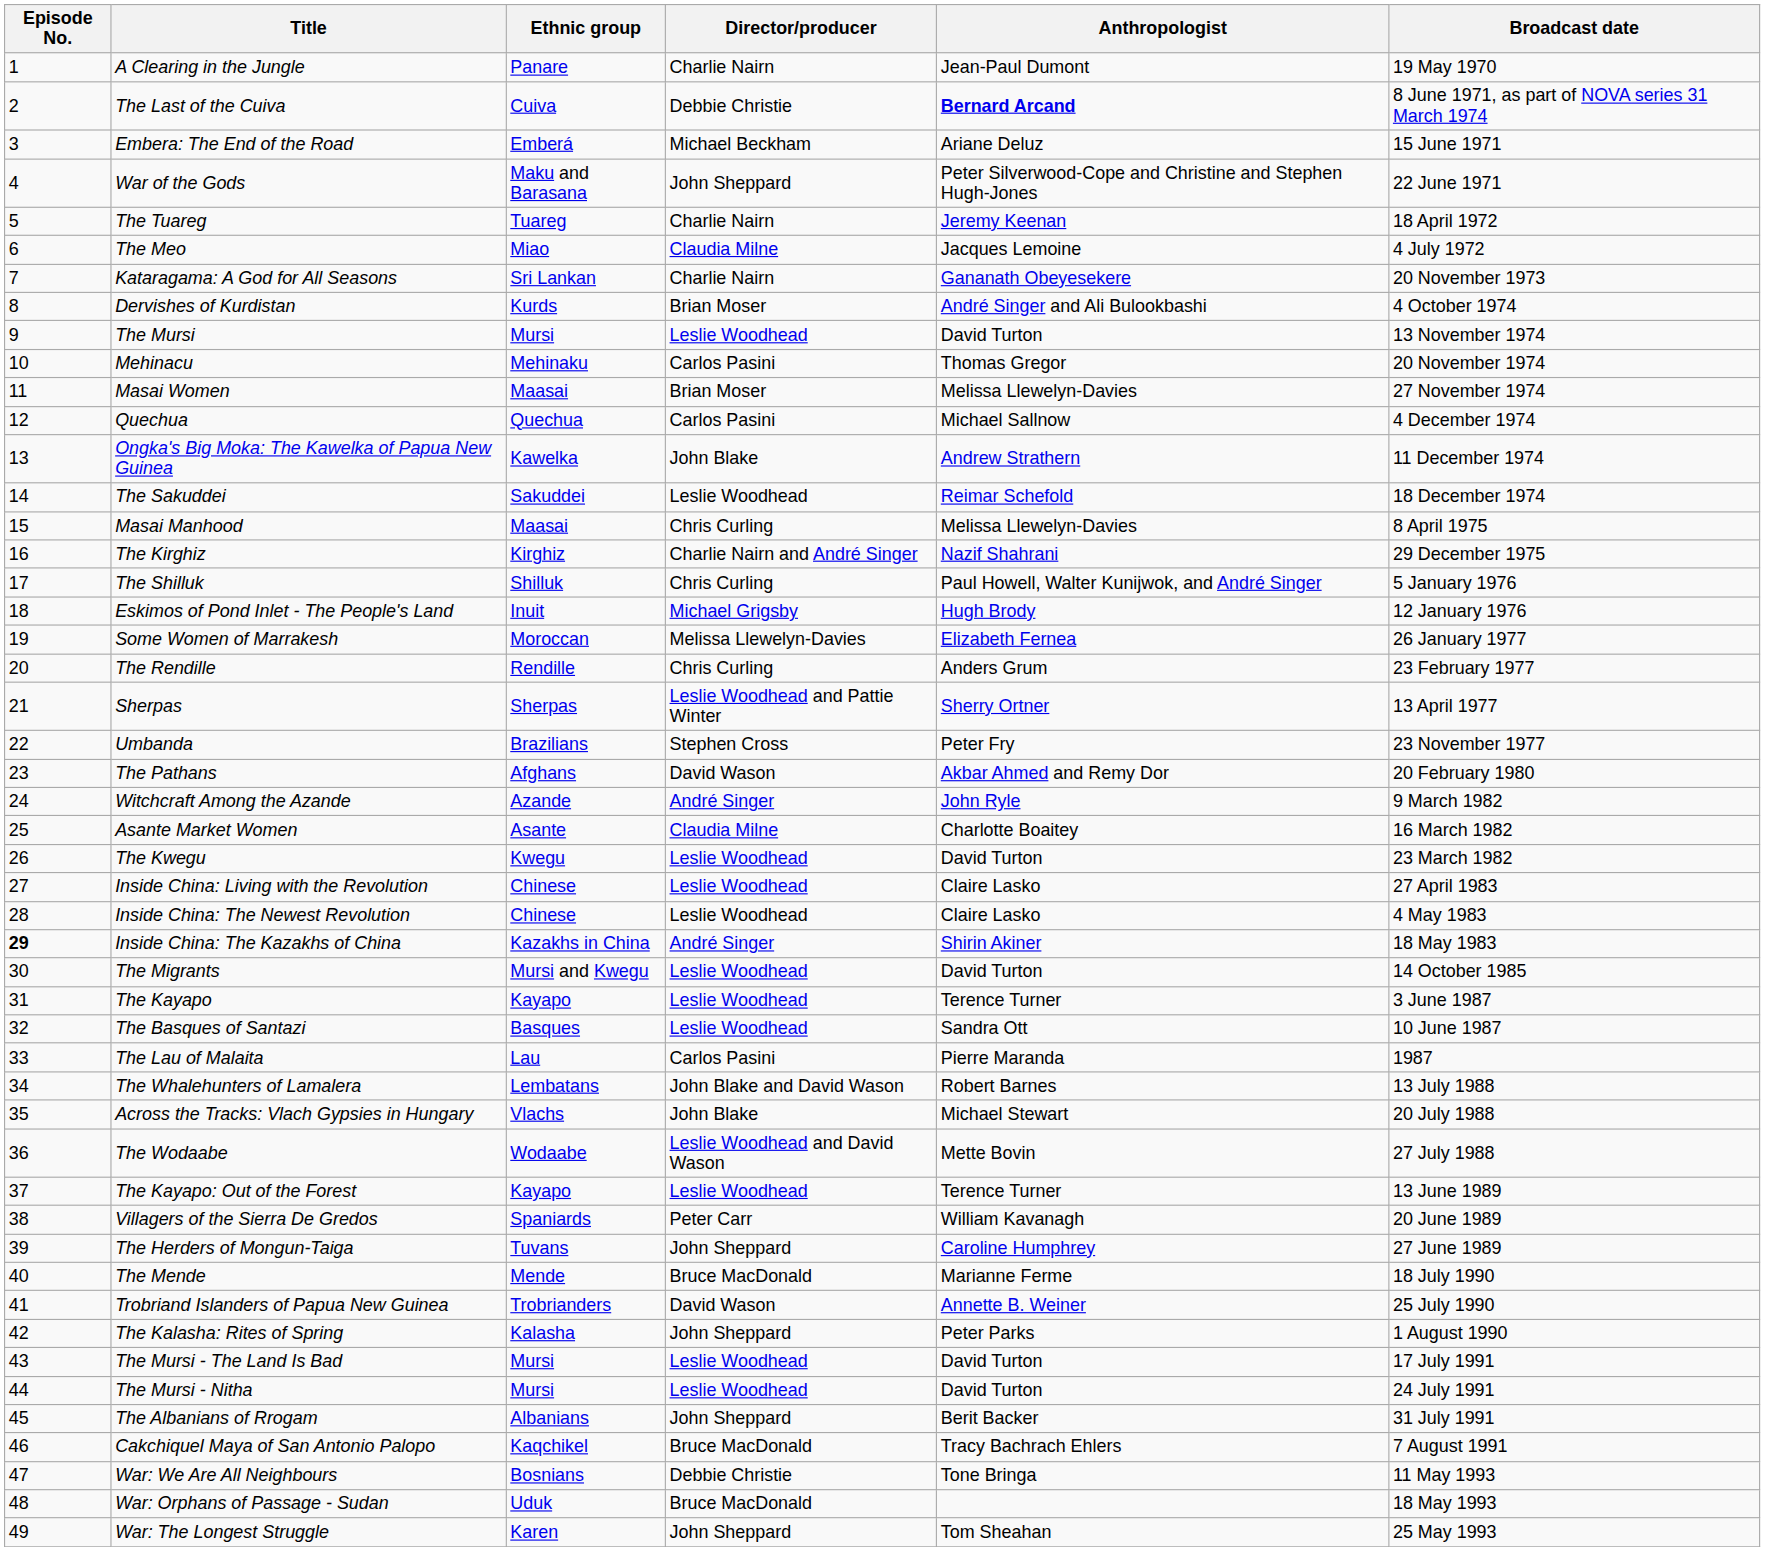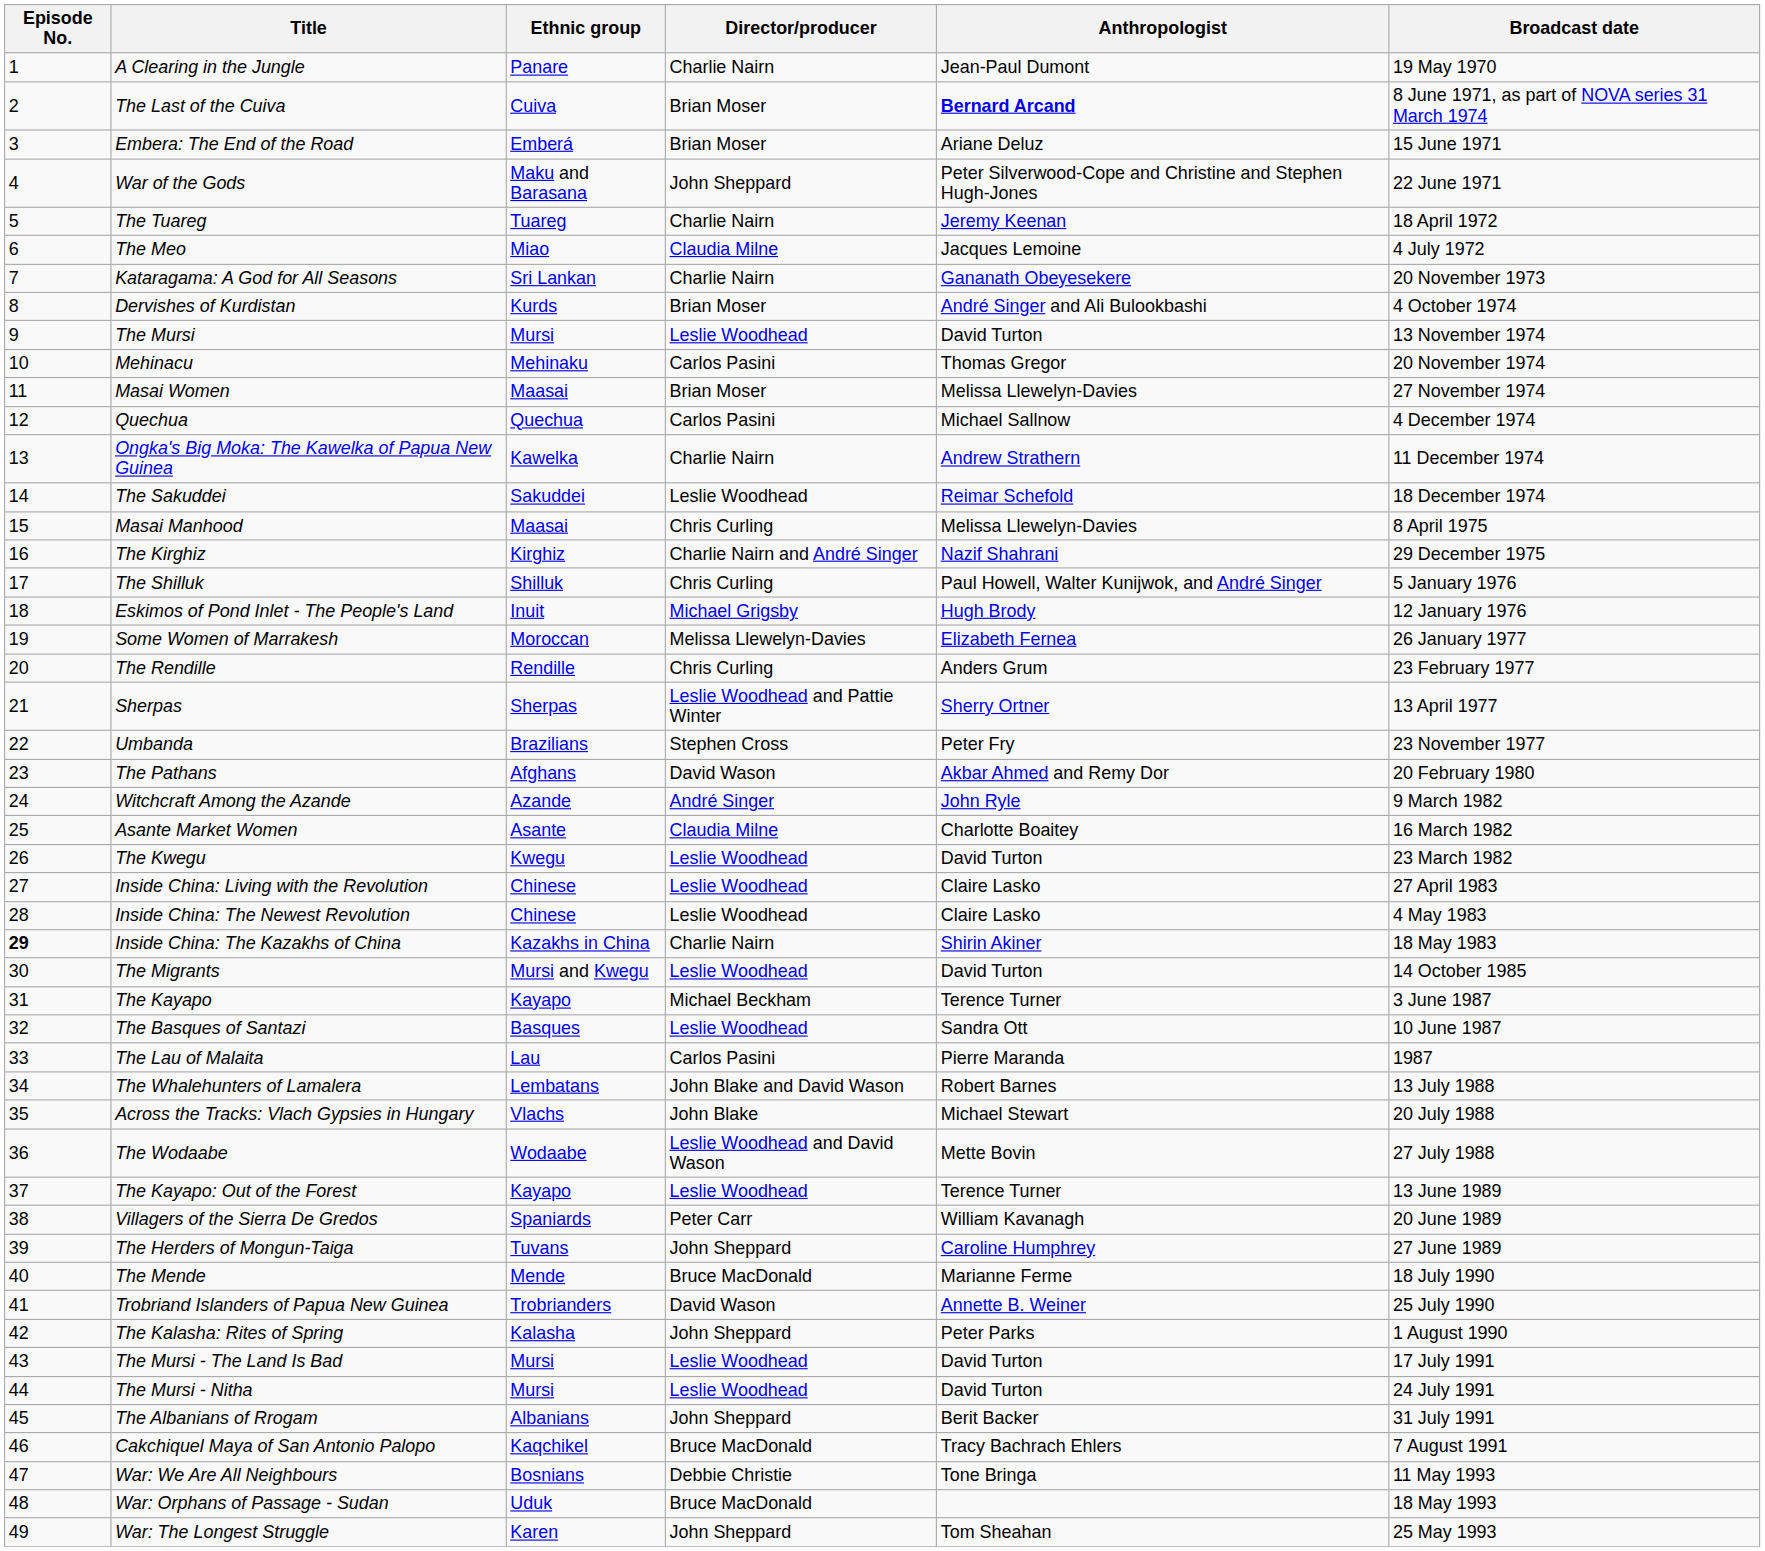(731, 105) Debbie Christie -> (718, 105) Brian Moser
(740, 144) Michael Beckham -> (718, 144) Brian Moser
(714, 458) John Blake -> (722, 458) Charlie Nairn
(722, 943) André Singer -> (722, 943) Charlie Nairn
(739, 1000) Leslie Woodhead -> (740, 1000) Michael Beckham
